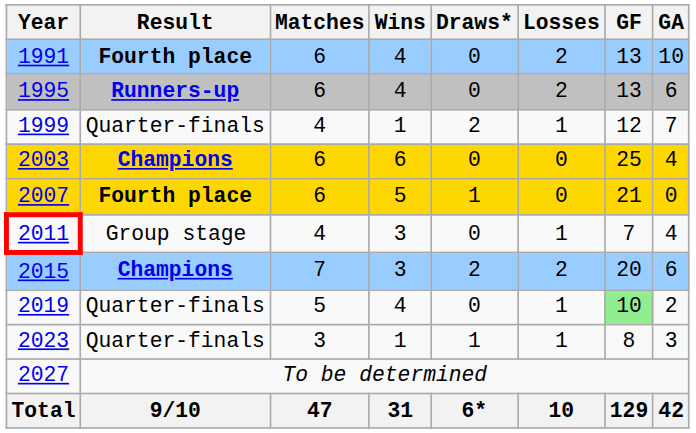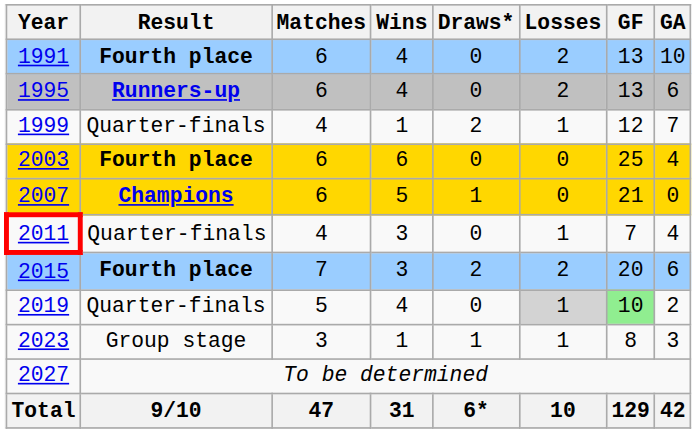(175, 161) Champions -> (176, 161) Fourth place
(175, 197) Fourth place -> (176, 197) Champions
(176, 234) Group stage -> (177, 234) Quarter-finals
(175, 271) Champions -> (176, 271) Fourth place
(561, 307) no background -> (563, 307) lightgrey background
(175, 341) Quarter-finals -> (176, 341) Group stage
